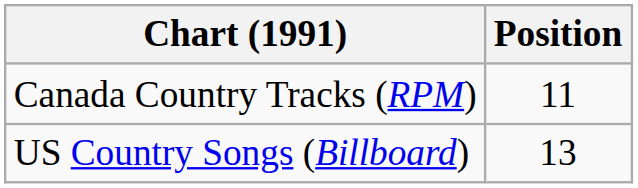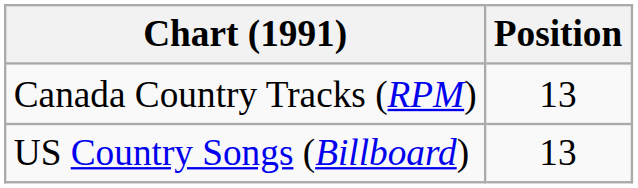(558, 93) 11 -> (558, 93) 13
